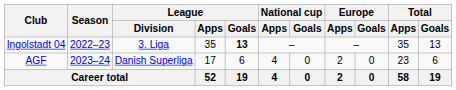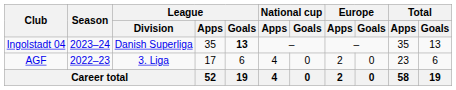(90, 45) 2022–23 -> (90, 45) 2023–24
(154, 45) 3. Liga -> (154, 45) Danish Superliga
(90, 61) 2023–24 -> (90, 61) 2022–23
(154, 61) Danish Superliga -> (154, 61) 3. Liga
